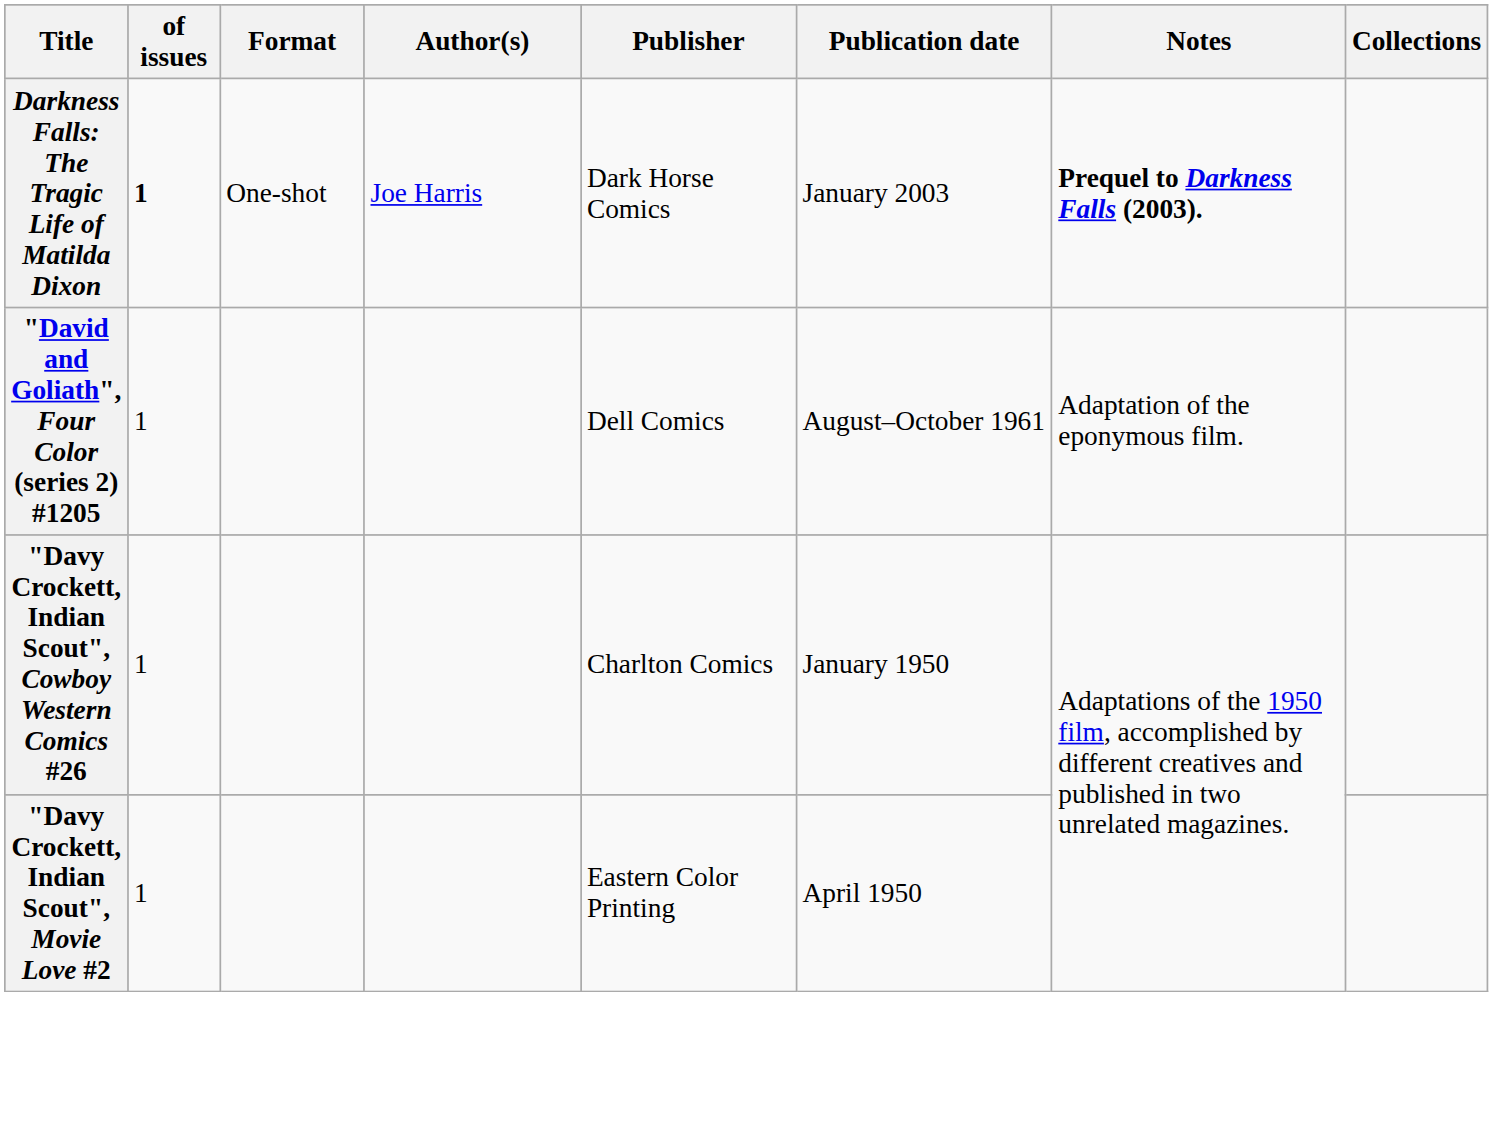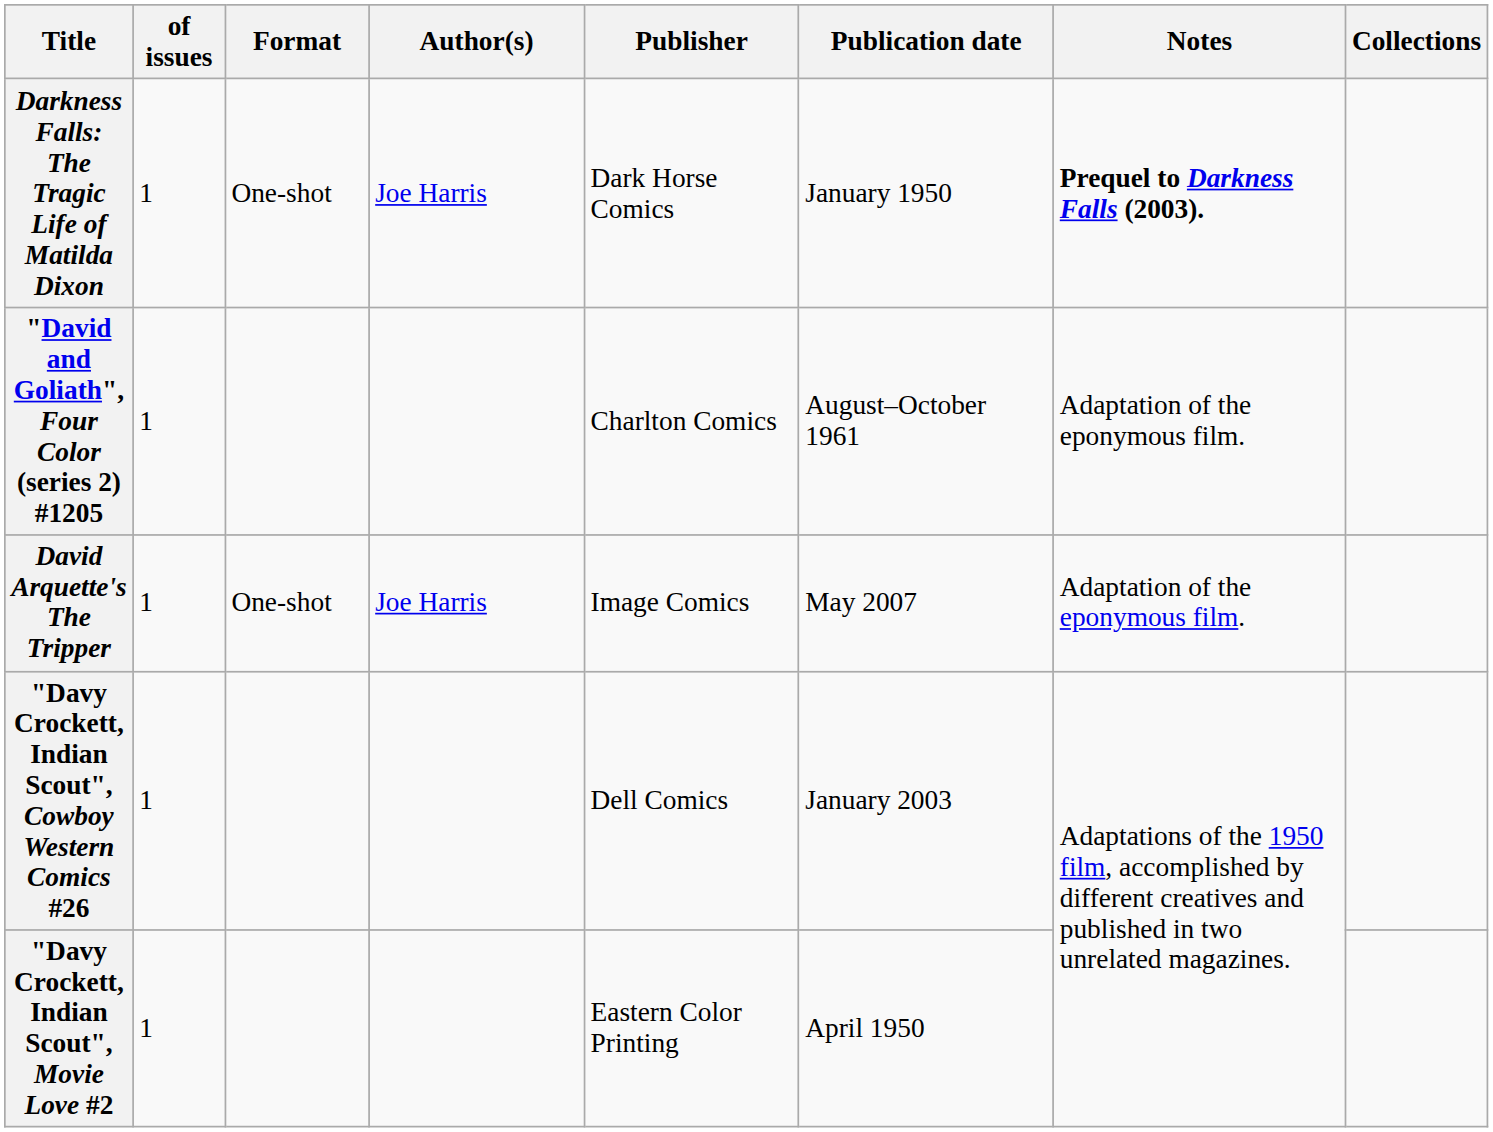(141, 192) bold -> (146, 192) normal
(876, 192) January 2003 -> (879, 192) January 1950
(656, 420) Dell Comics -> (684, 420) Charlton Comics
+ row: (69, 602)
(680, 664) Charlton Comics -> (659, 799) Dell Comics
(876, 664) January 1950 -> (879, 799) January 2003
